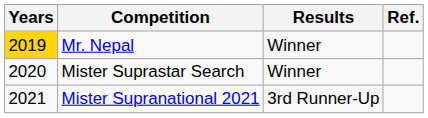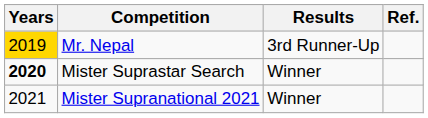(294, 44) Winner -> (323, 44) 3rd Runner-Up
(27, 71) normal -> (27, 71) bold
(323, 98) 3rd Runner-Up -> (294, 98) Winner
